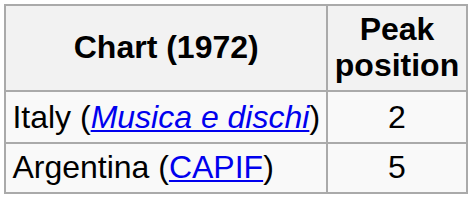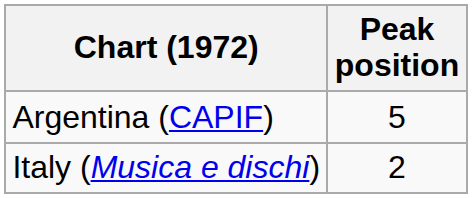rows swapped: (143, 167) <-> (166, 116)
